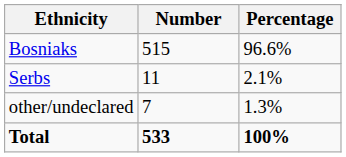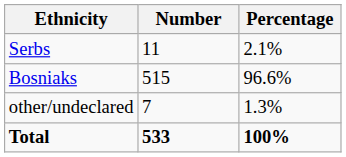rows swapped: (43, 48) <-> (29, 78)
